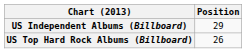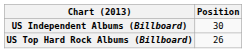(218, 26) 29 -> (218, 26) 30
